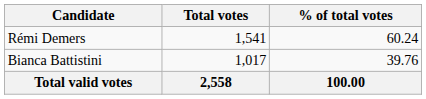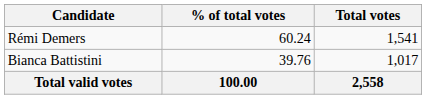columns swapped: (216, 15) <-> (346, 15)
